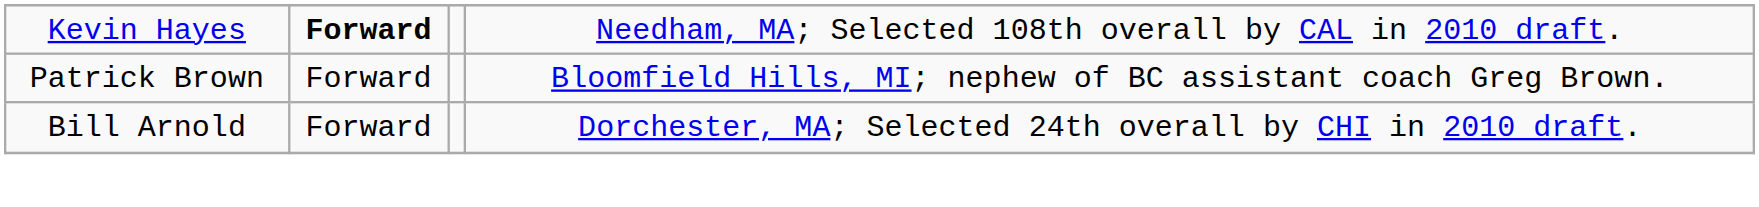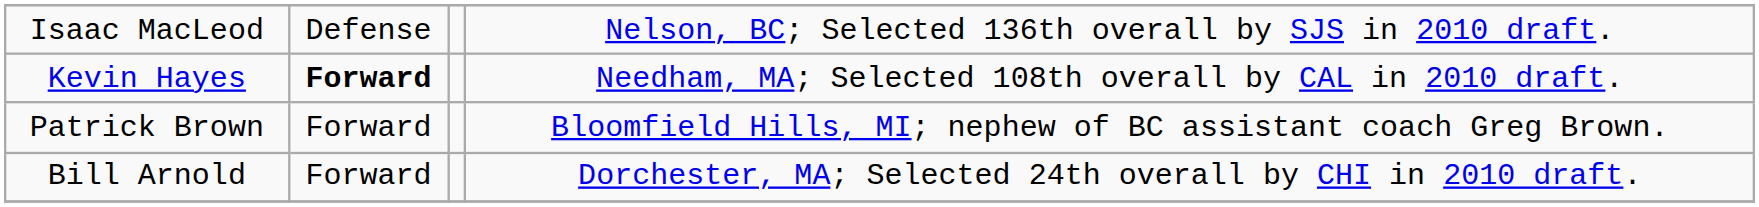+ row: (147, 30)
